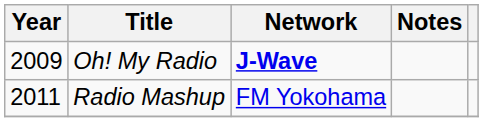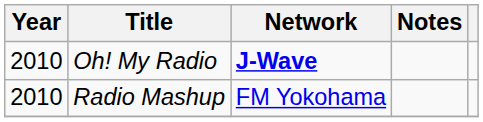(36, 60) 2009 -> (36, 60) 2010
(35, 97) 2011 -> (36, 97) 2010
